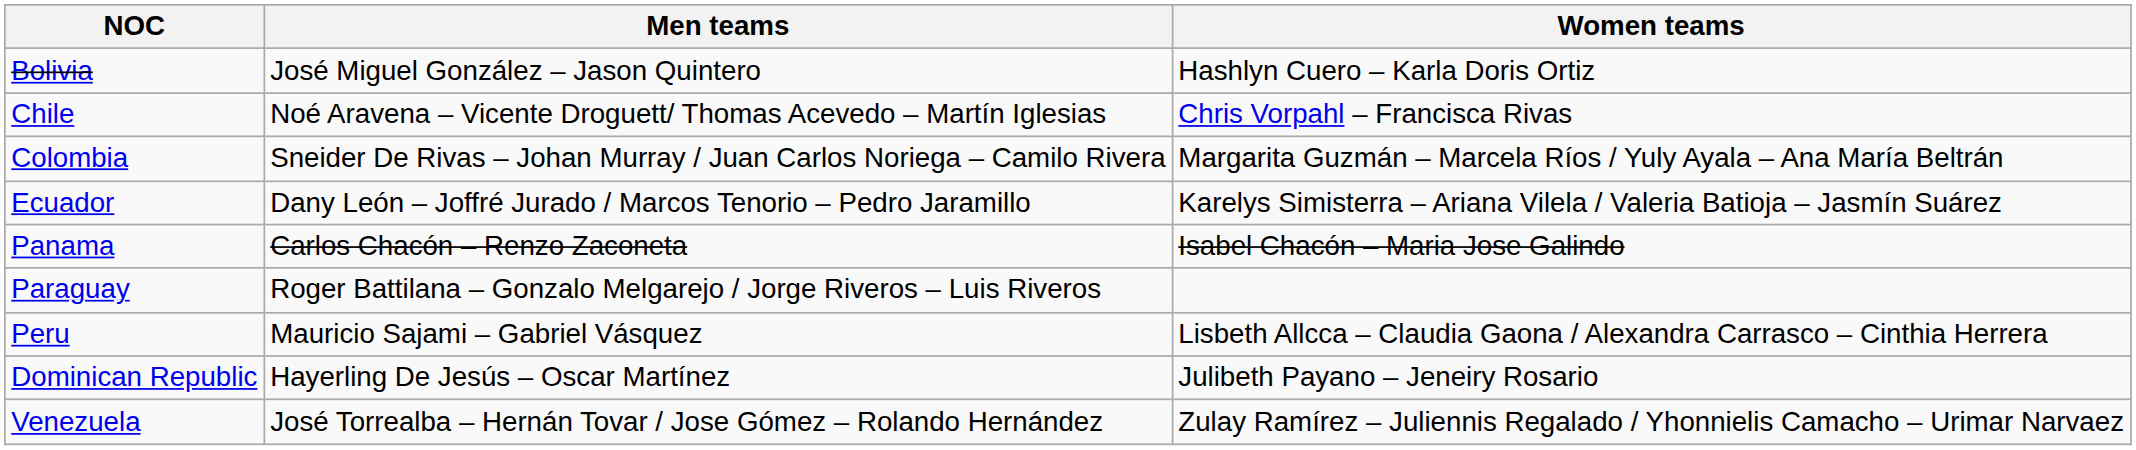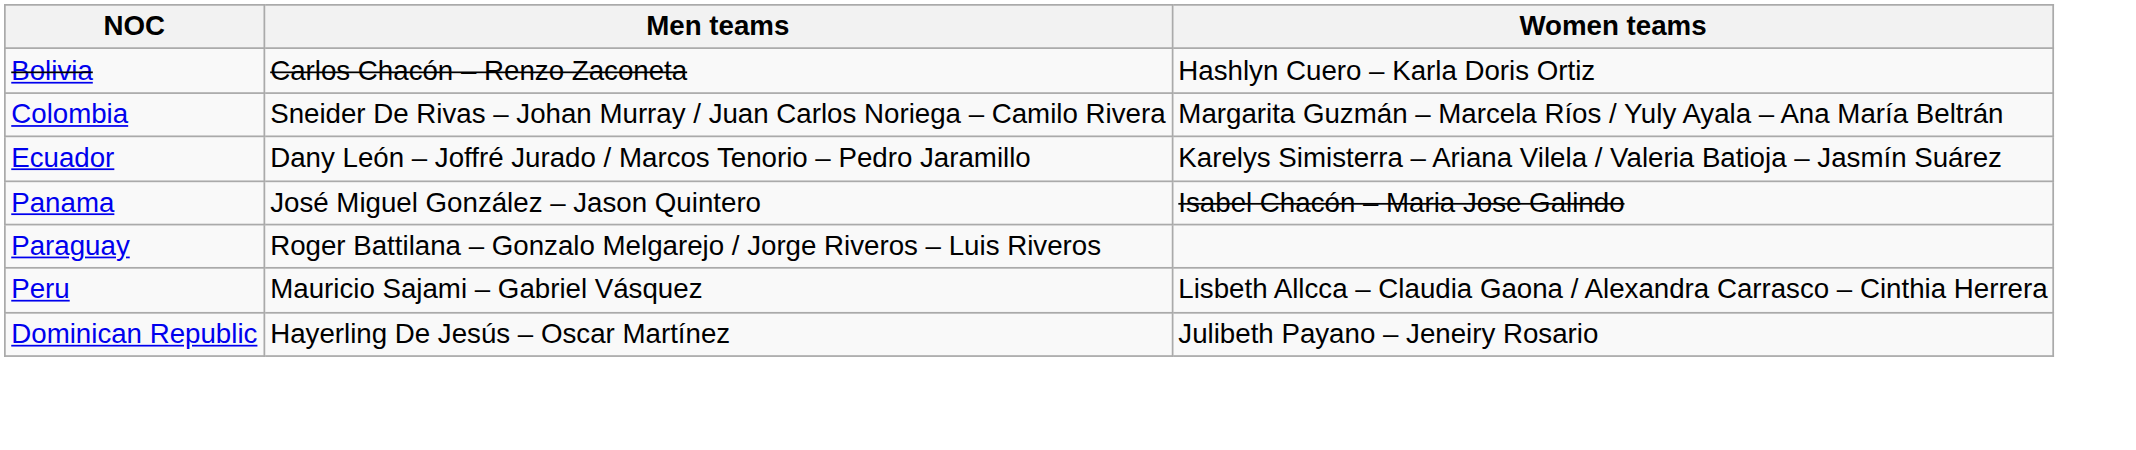(516, 70) José Miguel González – Jason Quintero -> (479, 70) Carlos Chacón – Renzo Zaconeta
- row: (43, 114)
(479, 245) Carlos Chacón – Renzo Zaconeta -> (516, 202) José Miguel González – Jason Quintero
- row: (76, 421)
